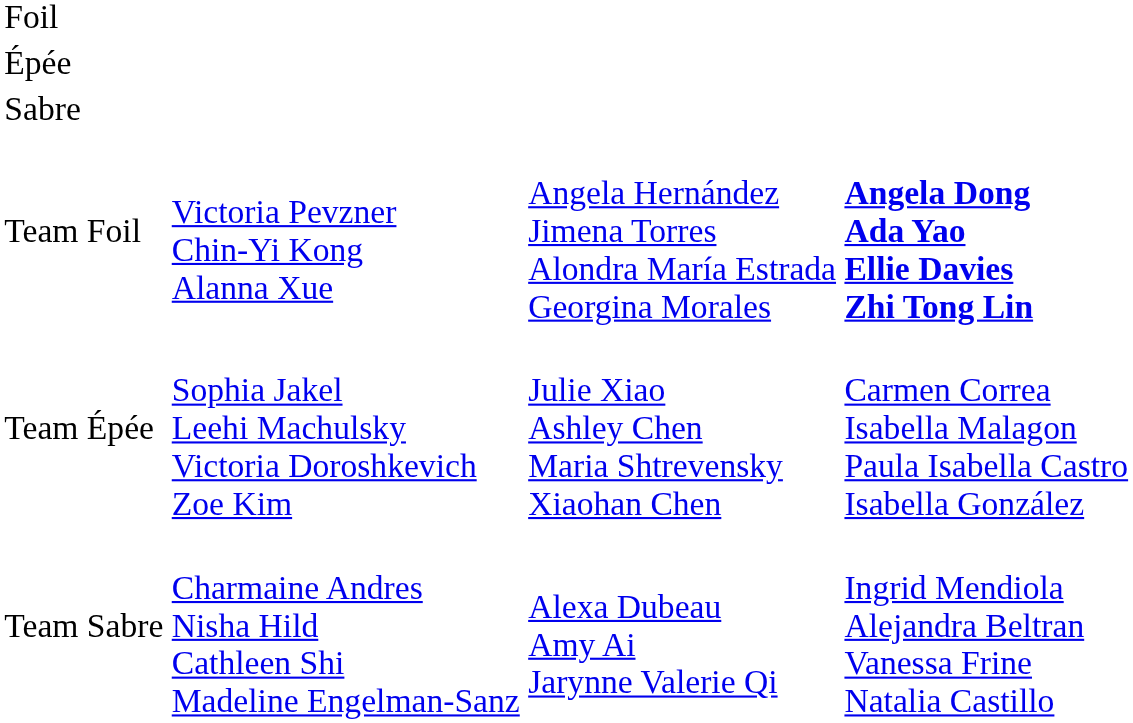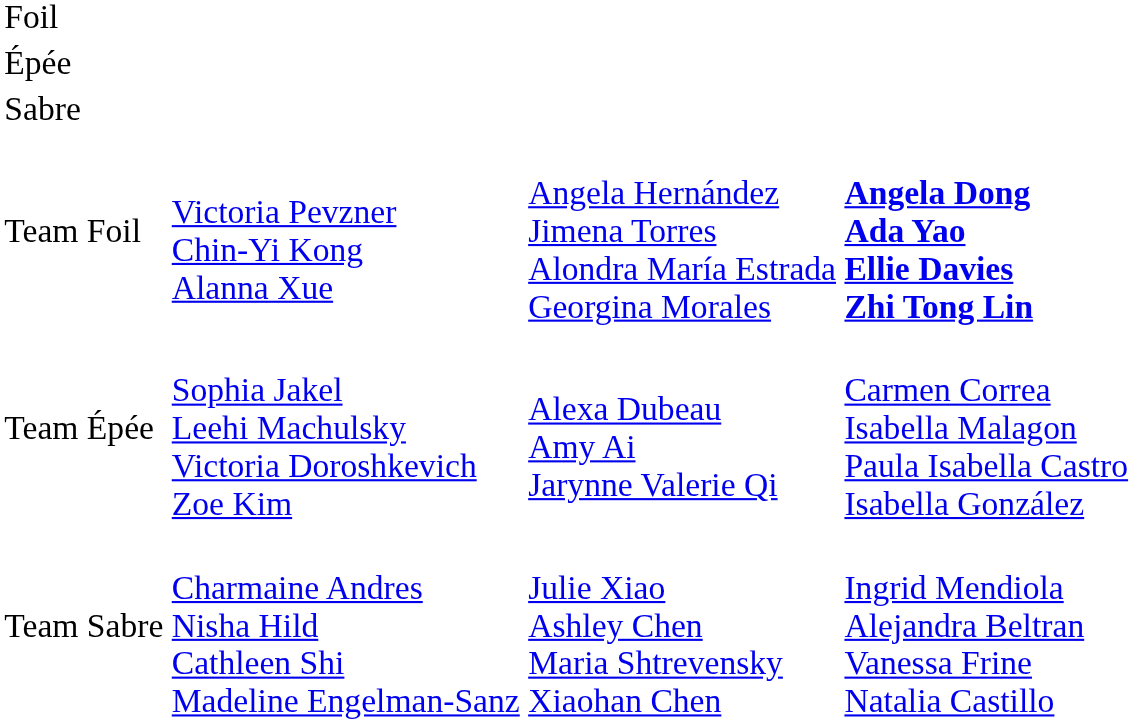(656, 447) Julie Xiao Ashley Chen Maria Shtrevensky Xiaohan Chen -> (653, 447) Alexa Dubeau Amy Ai Jarynne Valerie Qi
(653, 644) Alexa Dubeau Amy Ai Jarynne Valerie Qi -> (656, 644) Julie Xiao Ashley Chen Maria Shtrevensky Xiaohan Chen
